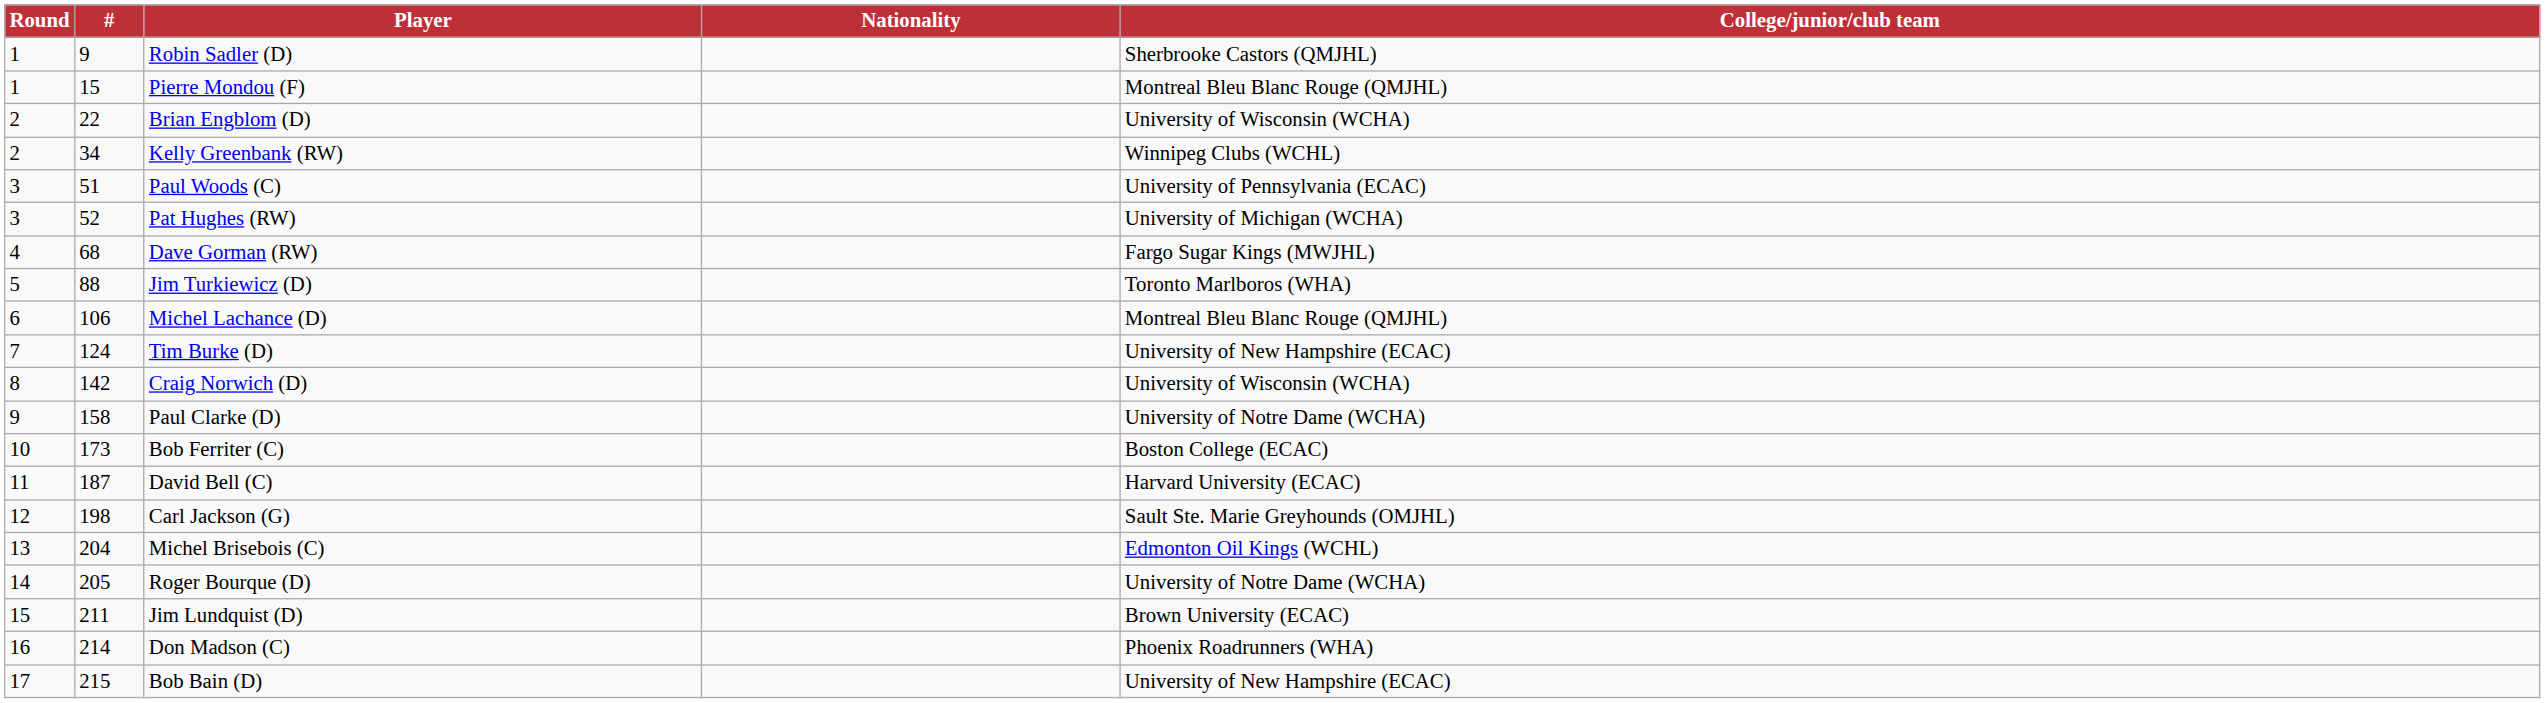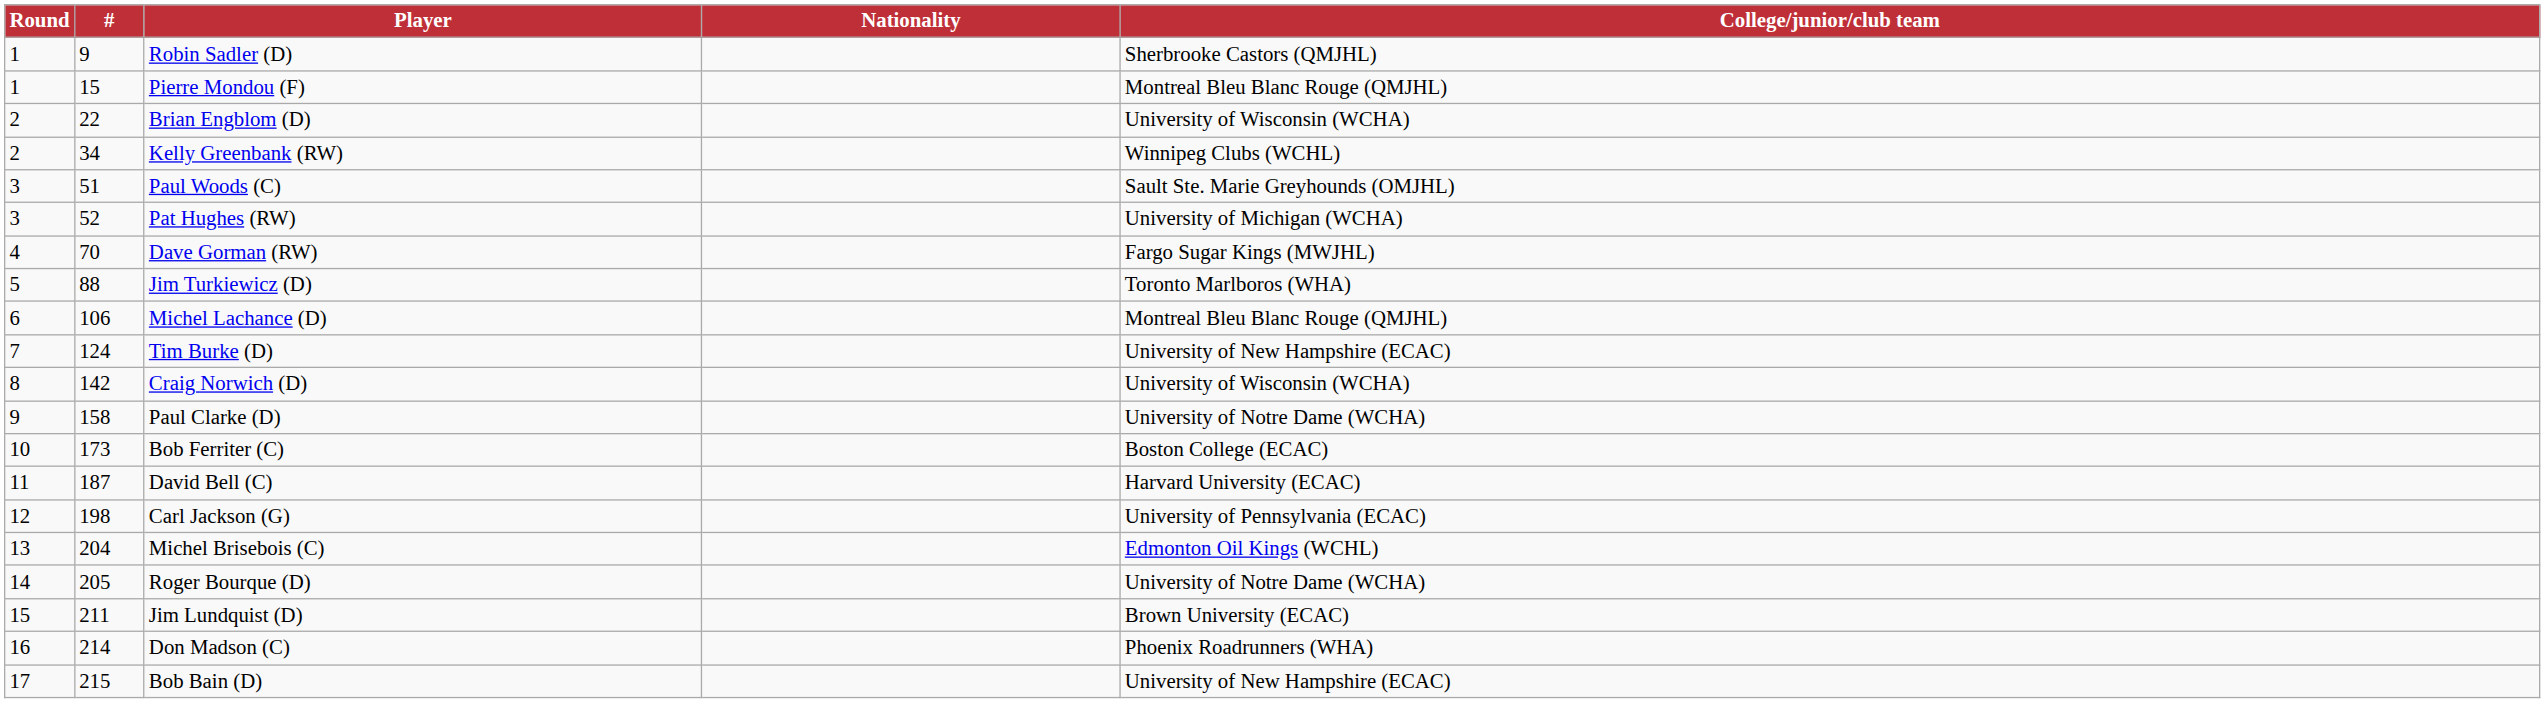(1275, 185) University of Pennsylvania (ECAC) -> (1290, 185) Sault Ste. Marie Greyhounds (OMJHL)
(90, 251) 68 -> (90, 251) 70
(1290, 515) Sault Ste. Marie Greyhounds (OMJHL) -> (1275, 515) University of Pennsylvania (ECAC)
